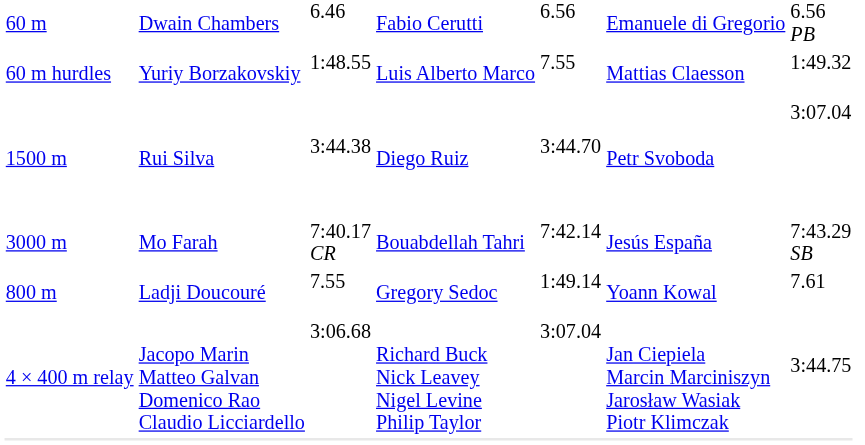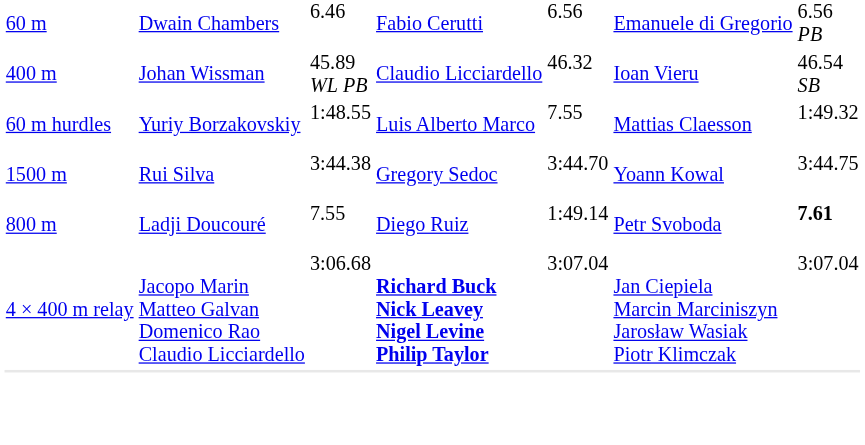+ row: (202, 73)
(422, 158) Diego Ruiz -> (437, 174) Gregory Sedoc
(660, 158) Petr Svoboda -> (669, 174) Yoann Kowal
(821, 158) 3:07.04 -> (828, 174) 3:44.75
- row: (178, 242)
(437, 292) Gregory Sedoc -> (422, 224) Diego Ruiz
(661, 292) Yoann Kowal -> (667, 224) Petr Svoboda
(808, 292) normal -> (815, 224) bold
(432, 388) normal -> (436, 320) bold
(821, 377) 3:44.75 -> (828, 309) 3:07.04
